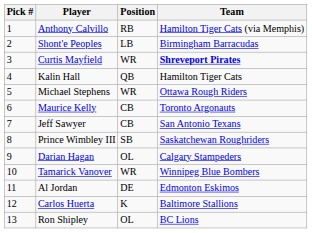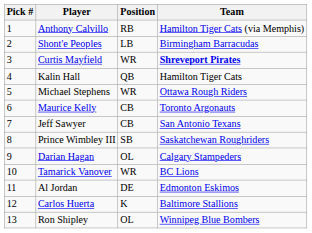(210, 172) Winnipeg Blue Bombers -> (179, 172) BC Lions
(179, 220) BC Lions -> (210, 220) Winnipeg Blue Bombers
